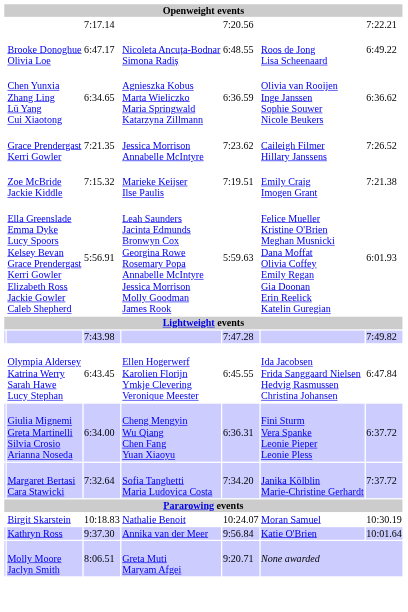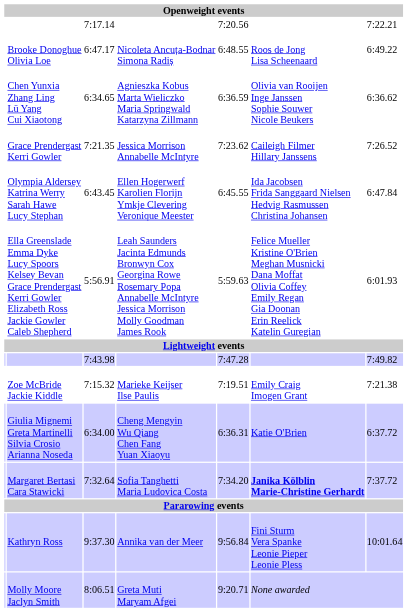rows swapped: (44, 379) <-> (35, 187)
(289, 438) Fini Sturm Vera Spanke Leonie Pieper Leonie Pless -> (279, 432) Katie O'Brien
(312, 486) normal -> (308, 486) bold
- row: (39, 519)
(289, 533) Katie O'Brien -> (279, 548) Fini Sturm Vera Spanke Leonie Pieper Leonie Pless
